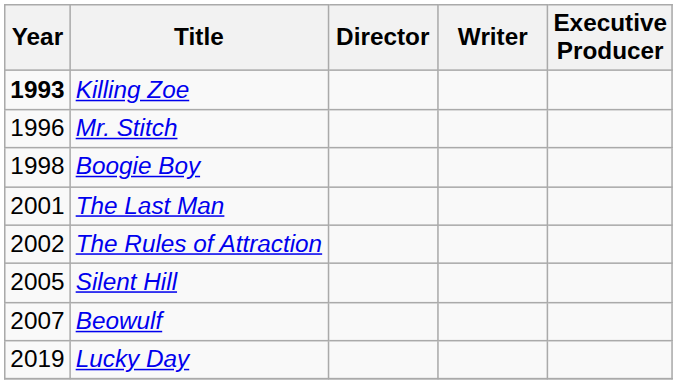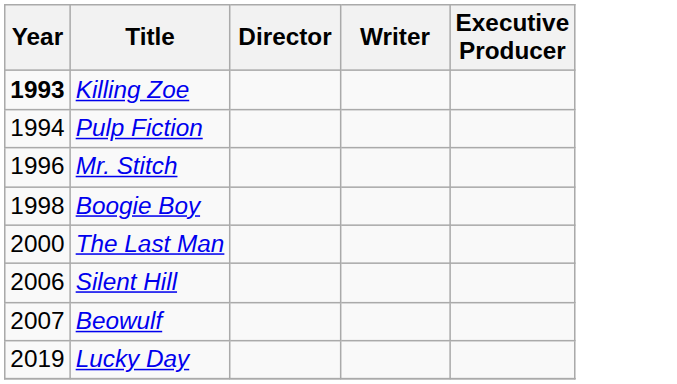+ row: (139, 128)
(37, 205) 2001 -> (37, 243) 2000
- row: (199, 243)
(37, 282) 2005 -> (37, 282) 2006
